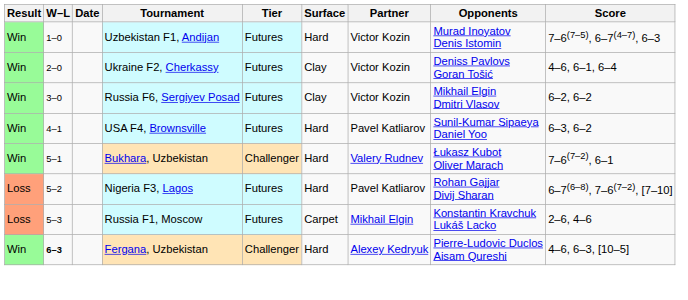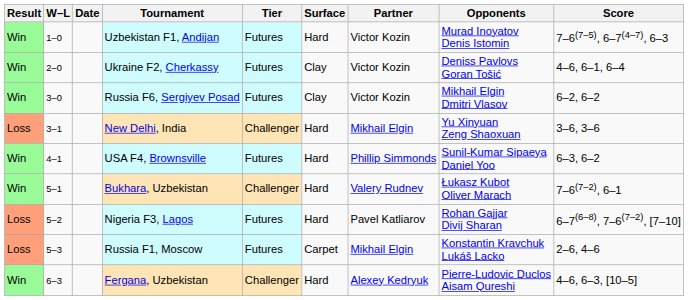+ row: (145, 128)
(388, 128) Pavel Katliarov -> (393, 158) Phillip Simmonds
(54, 249) bold -> (54, 281) normal
